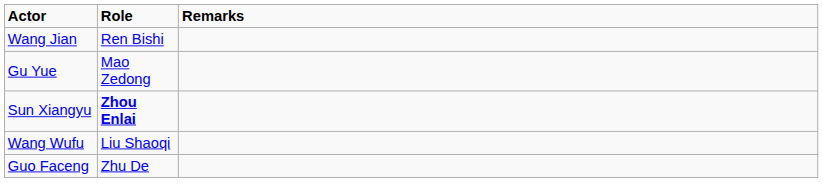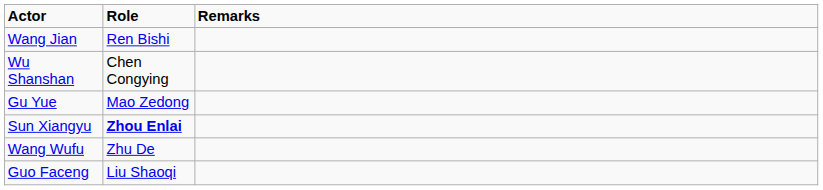+ row: (41, 71)
(136, 142) Liu Shaoqi -> (131, 149) Zhu De
(125, 166) Zhu De -> (141, 172) Liu Shaoqi
